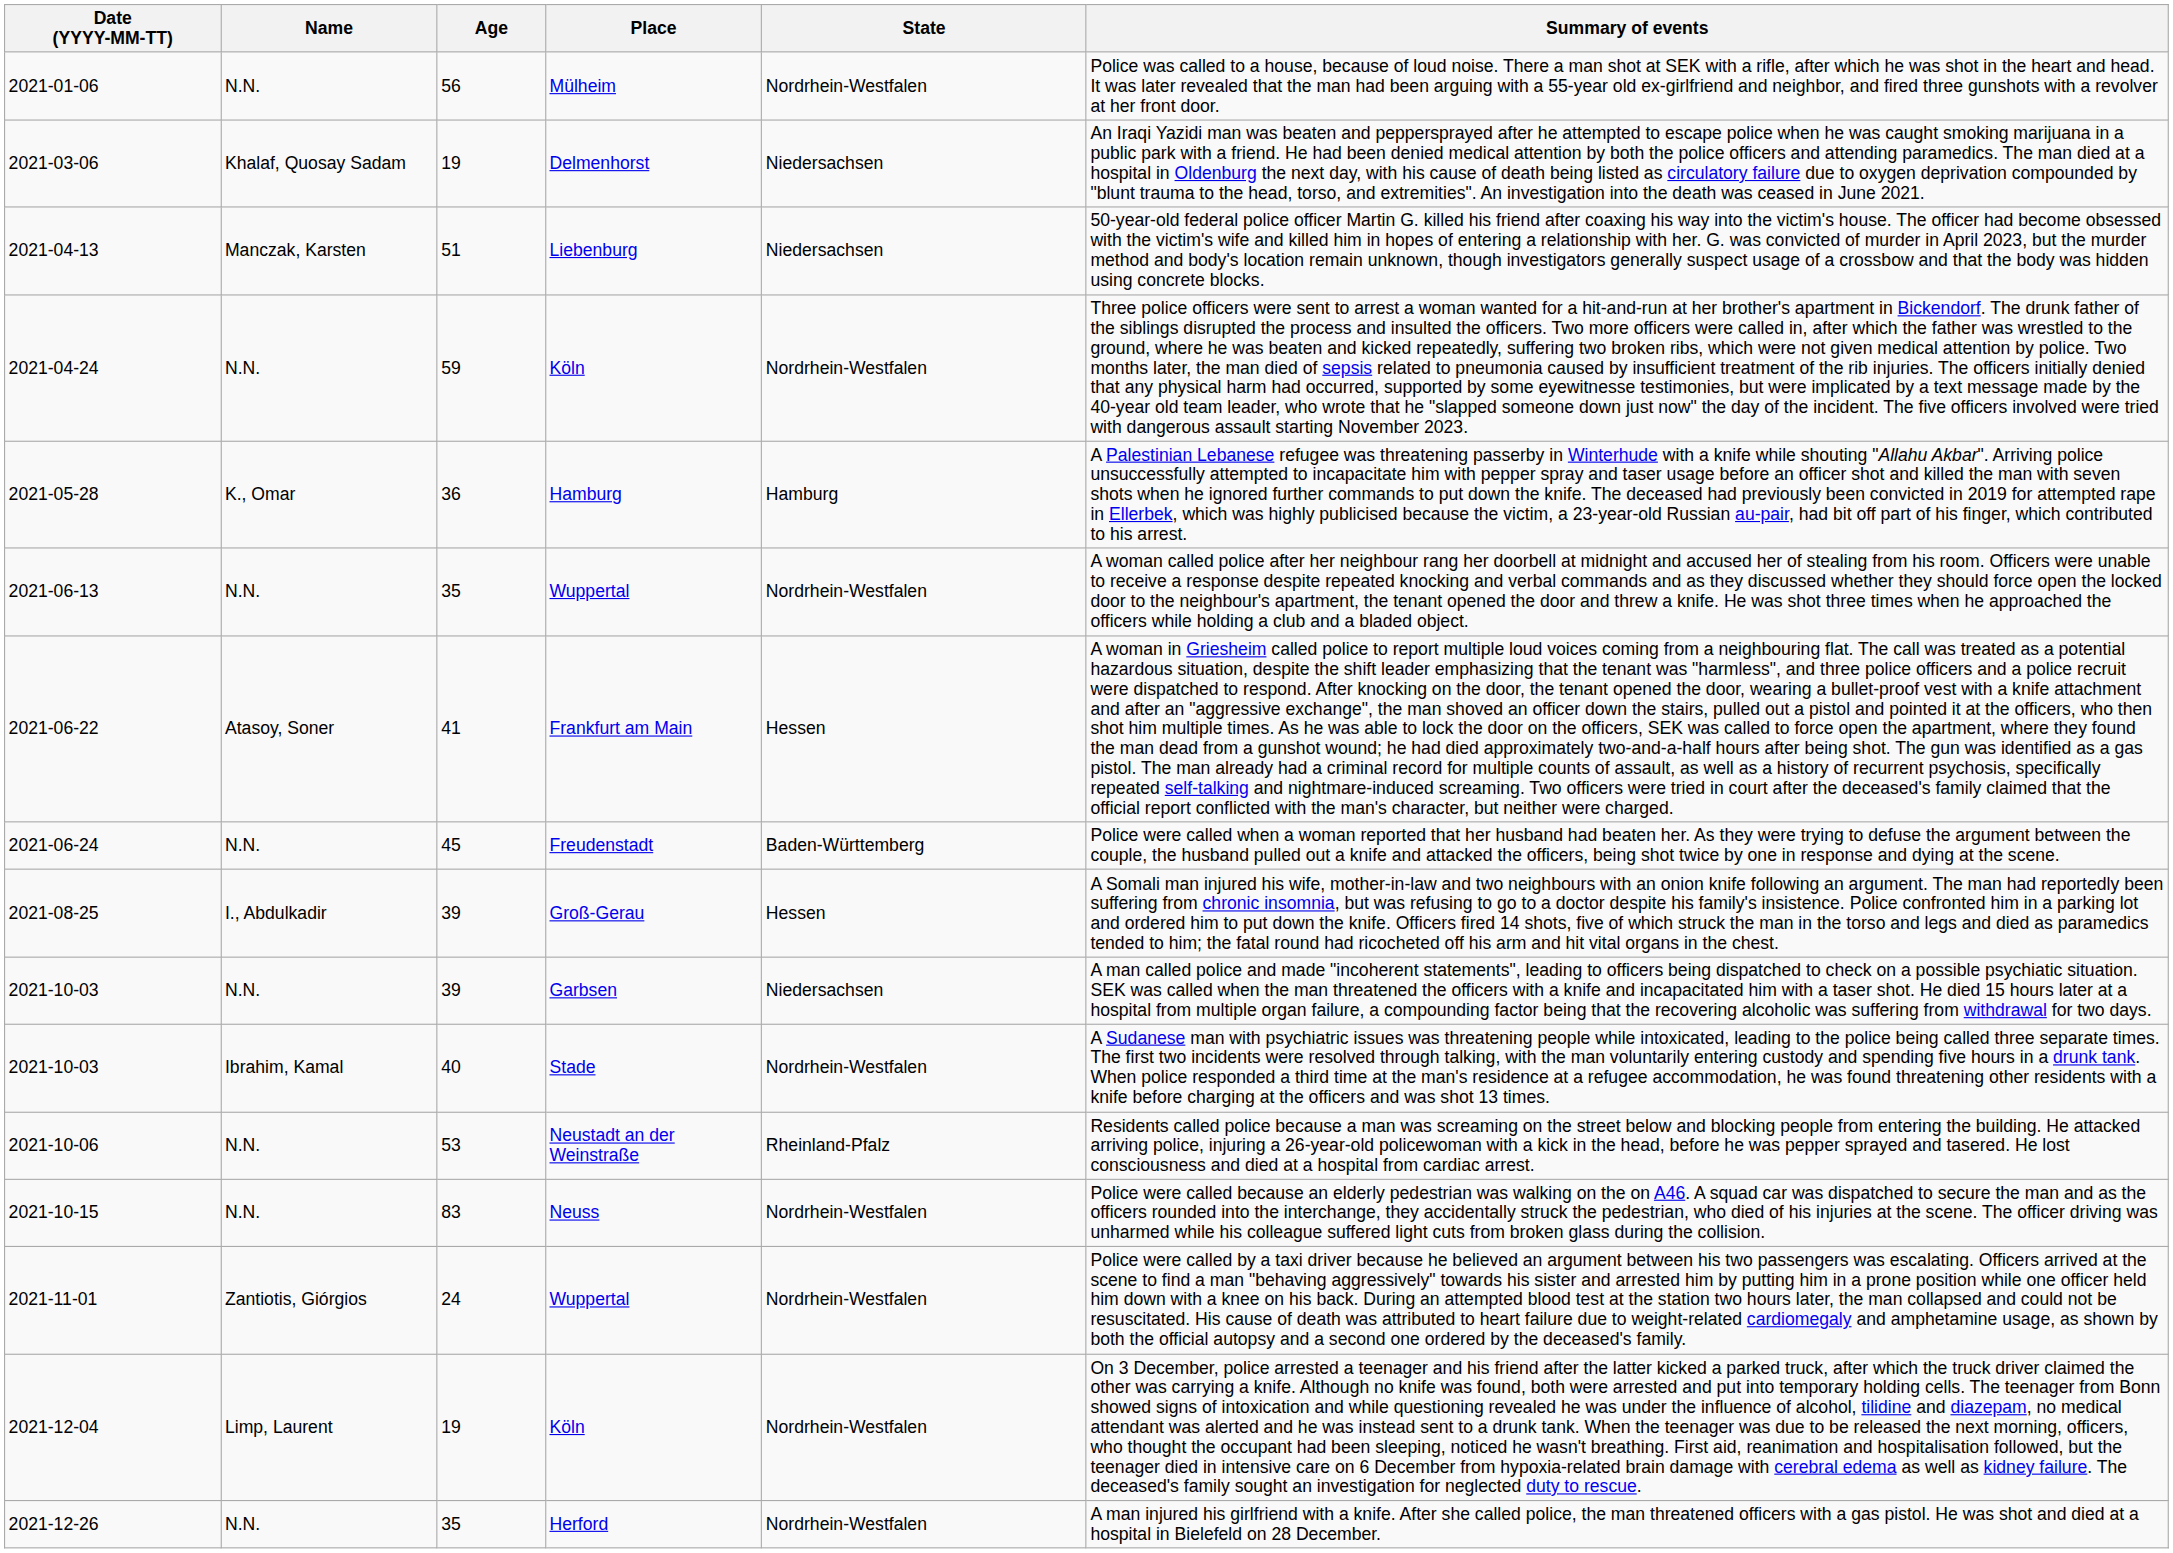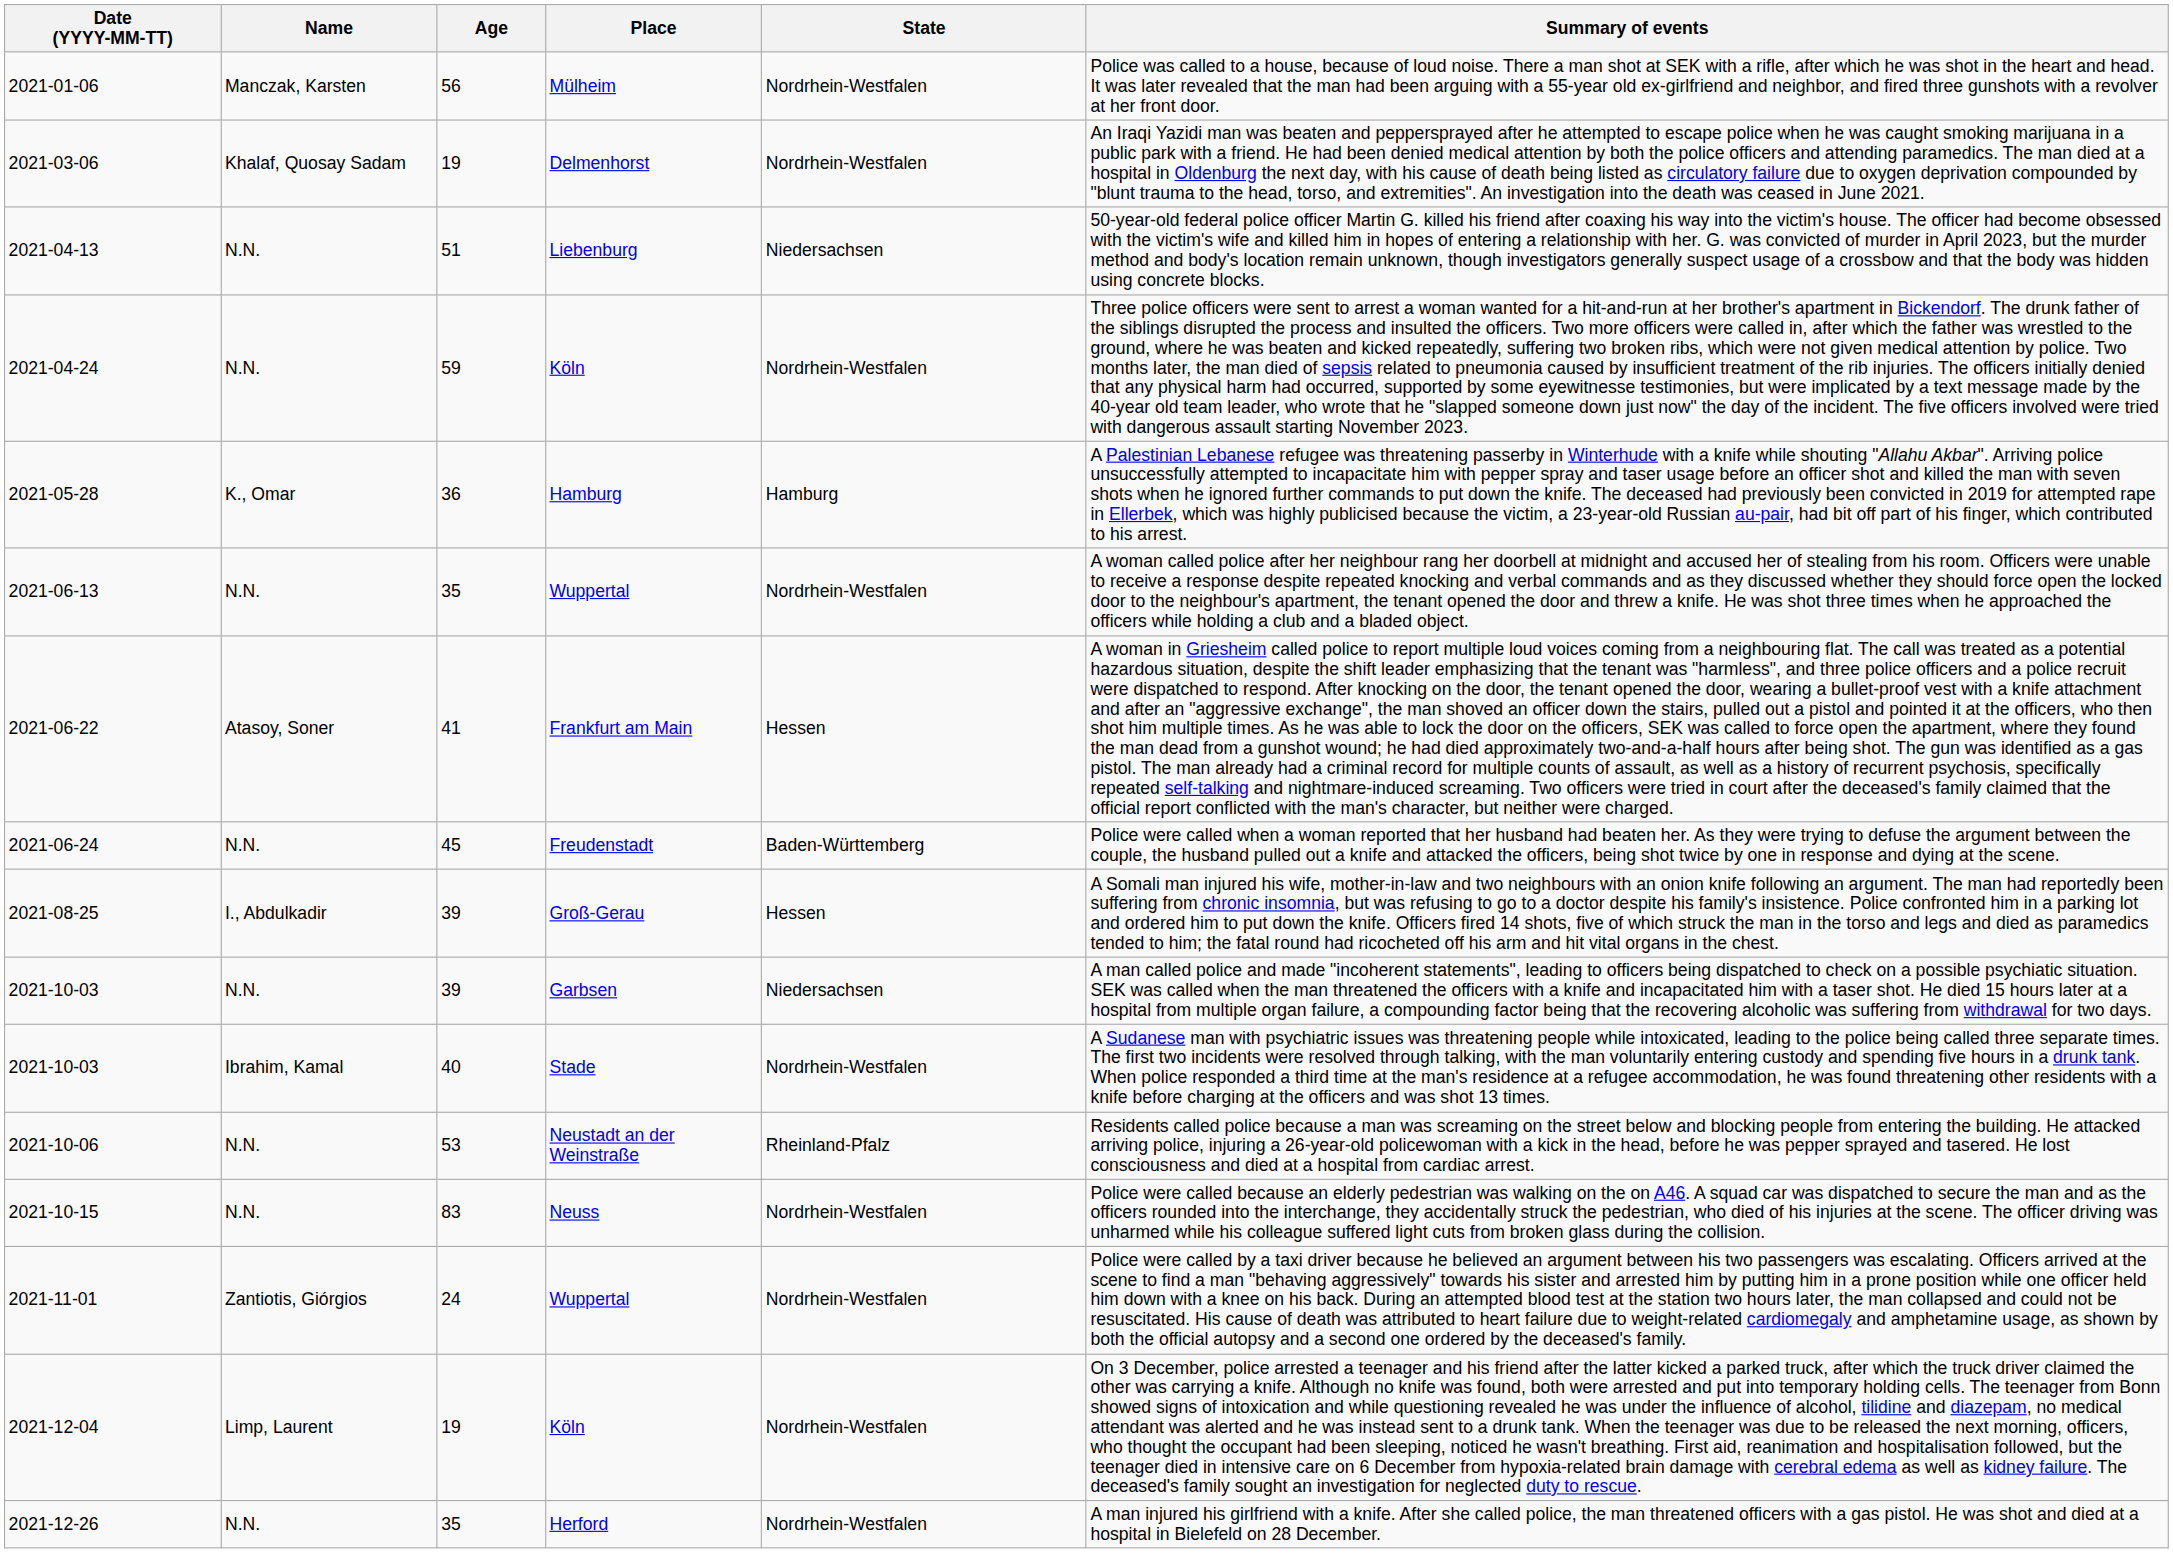(243, 85) N.N. -> (295, 85) Manczak, Karsten
(825, 163) Niedersachsen -> (846, 163) Nordrhein-Westfalen
(295, 250) Manczak, Karsten -> (243, 250) N.N.
